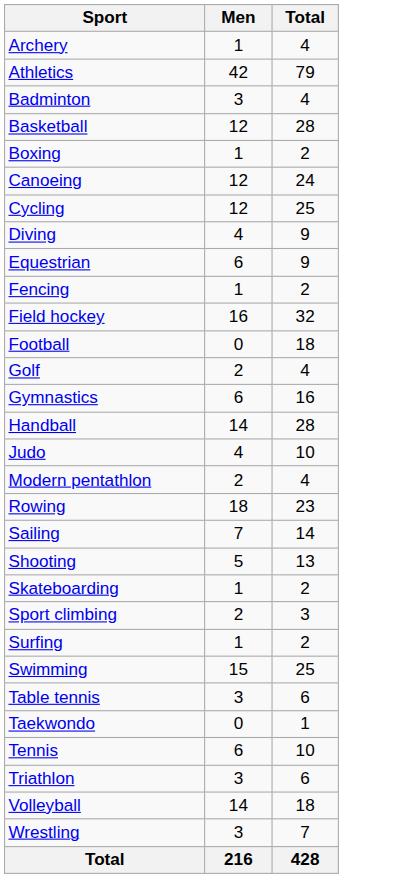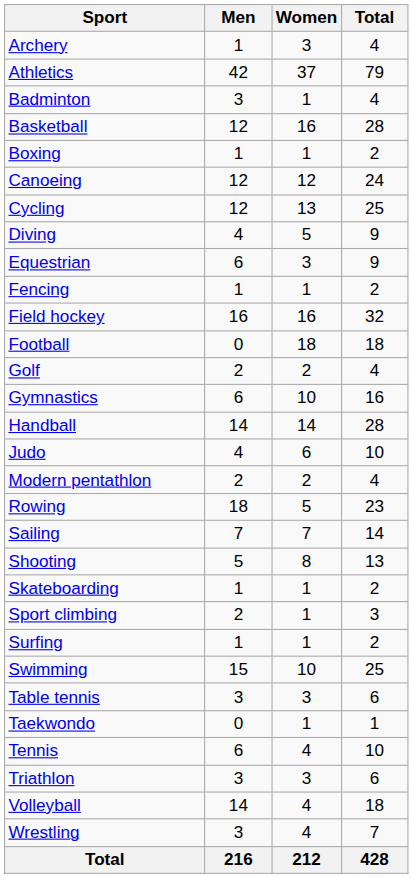+ column: (306, 18)
